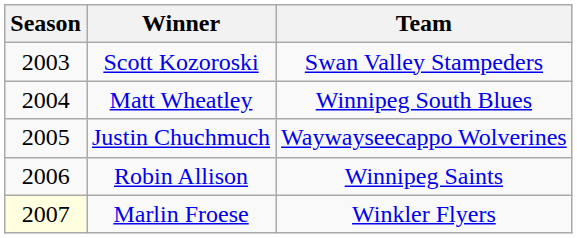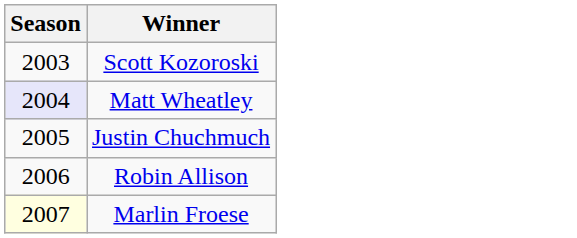- column: (424, 23)
(46, 99) no background -> (46, 99) lavender background
